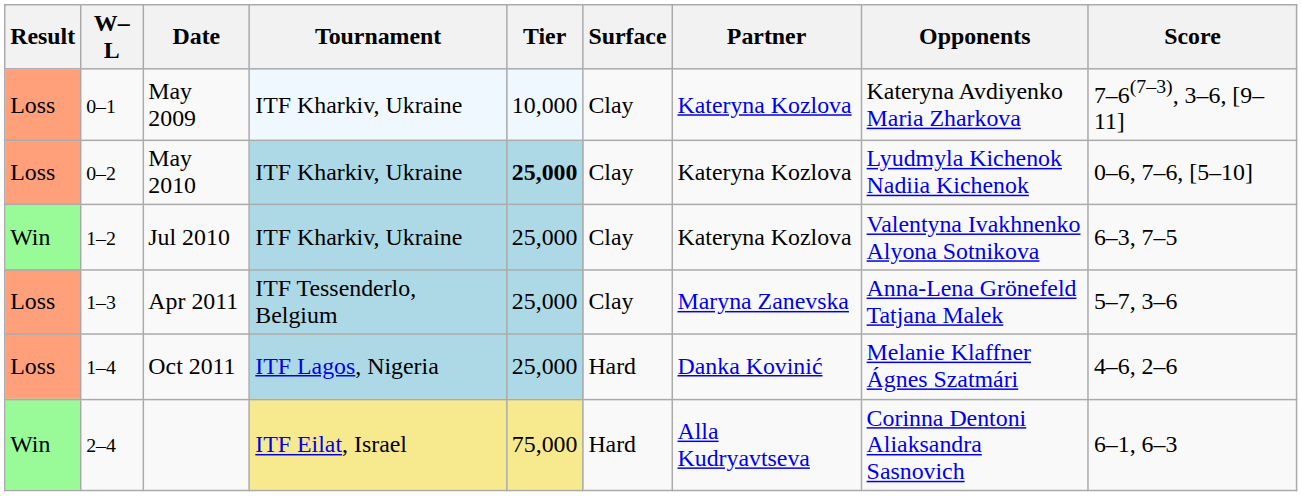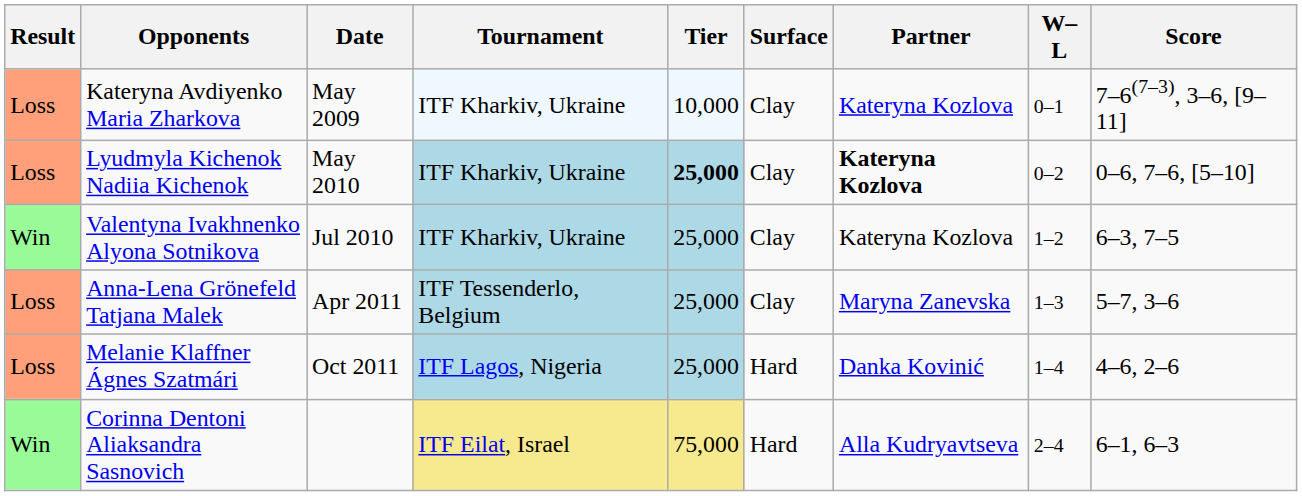columns swapped: (112, 36) <-> (975, 36)
(765, 172) normal -> (887, 172) bold
